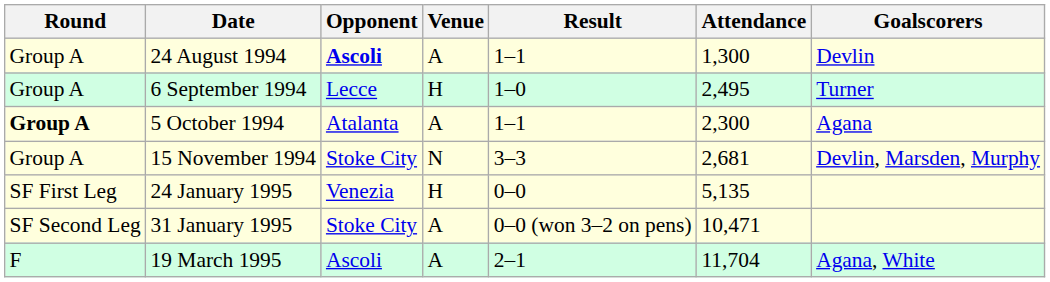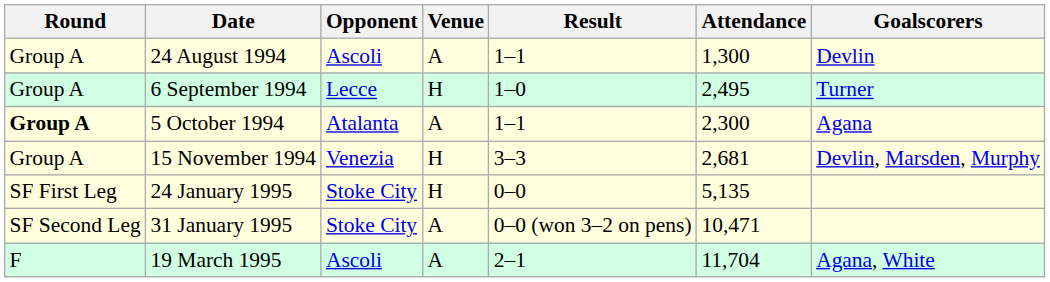(354, 55) bold -> (354, 55) normal
(372, 157) Stoke City -> (360, 157) Venezia
(435, 157) N -> (435, 157) H
(360, 191) Venezia -> (372, 191) Stoke City
